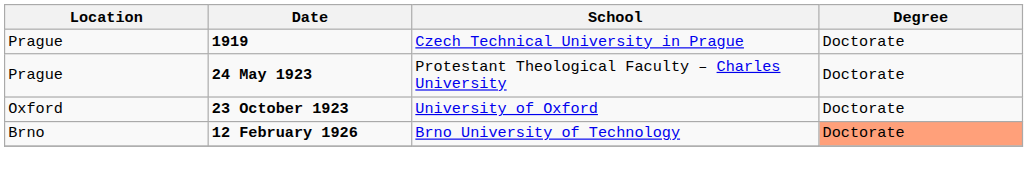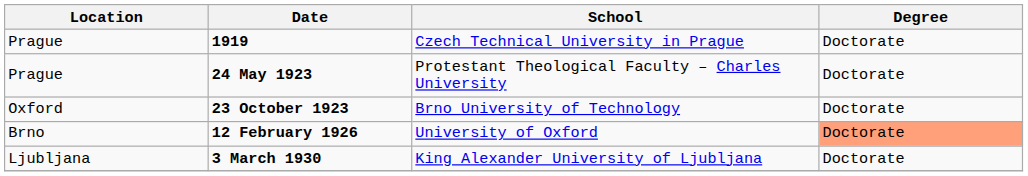(507, 109) University of Oxford -> (548, 109) Brno University of Technology
(548, 134) Brno University of Technology -> (507, 134) University of Oxford
+ row: (267, 158)
